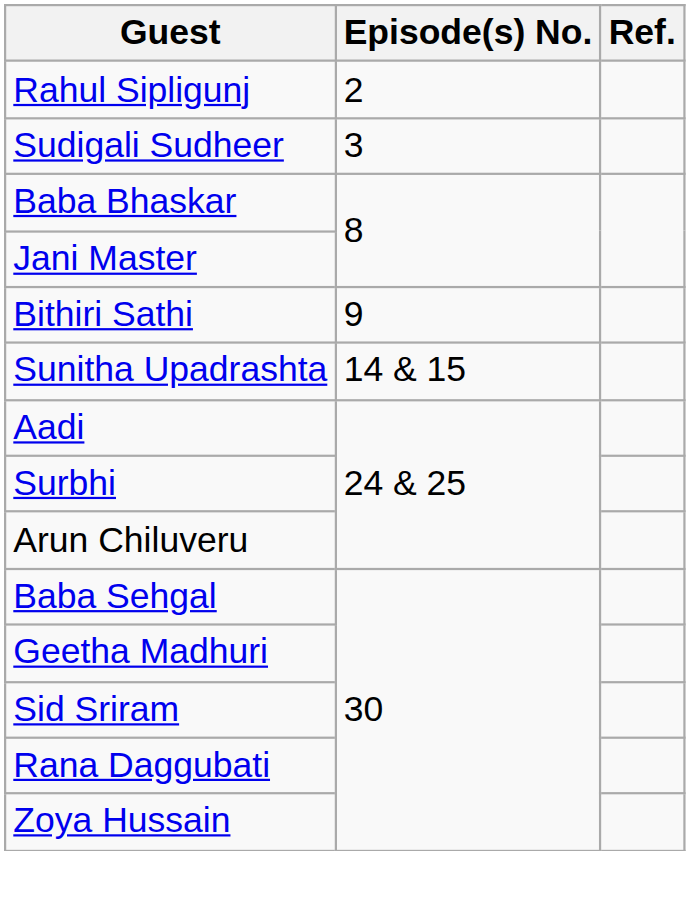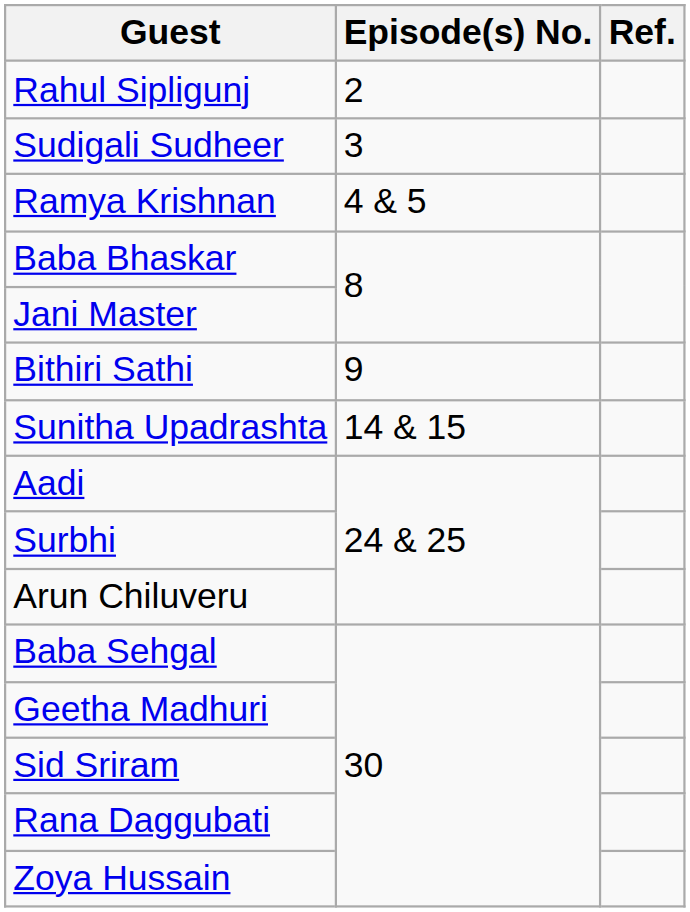+ row: (145, 201)
